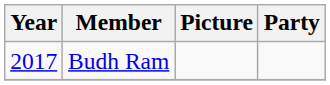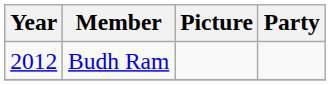(34, 60) 2017 -> (34, 60) 2012
